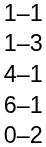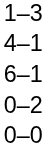- row: (23, 13)
+ row: (23, 135)
